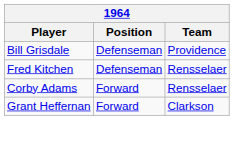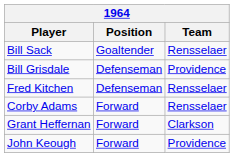+ row: (29, 50)
+ row: (41, 143)
